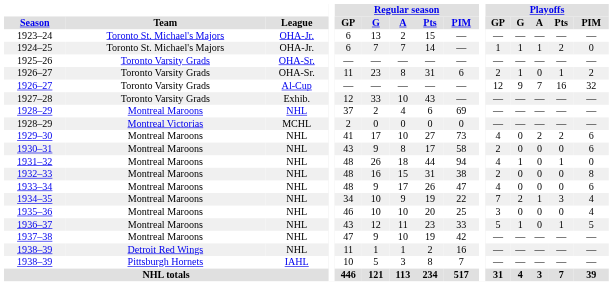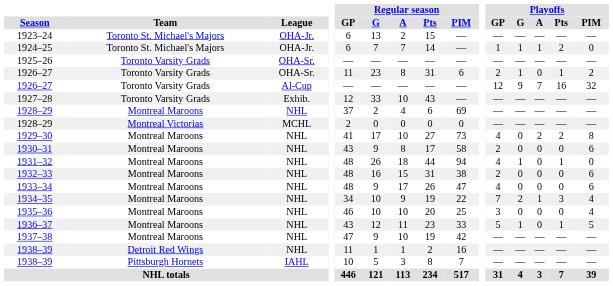(591, 136) 6 -> (591, 136) 8
(591, 174) 8 -> (591, 174) 6
